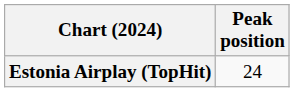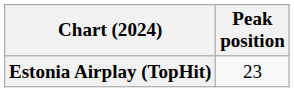(252, 71) 24 -> (252, 71) 23
